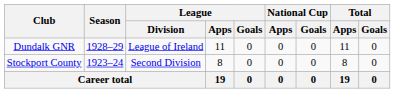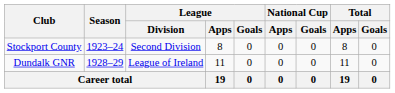rows swapped: (44, 63) <-> (44, 46)
